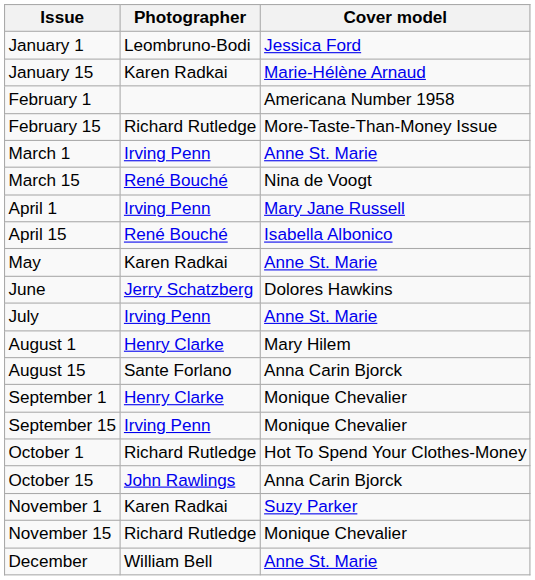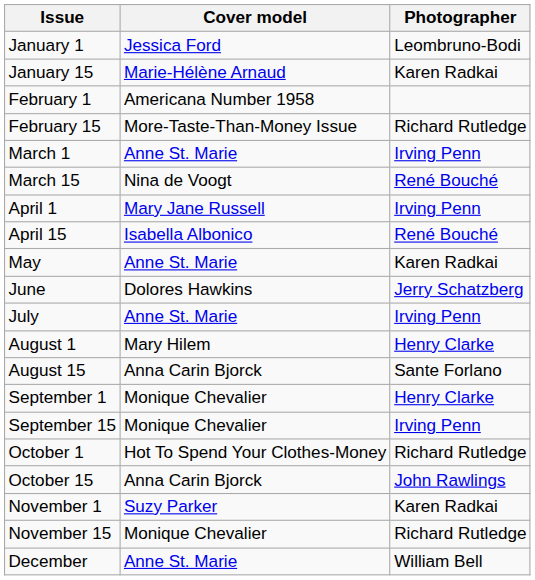columns swapped: (395, 18) <-> (190, 18)
